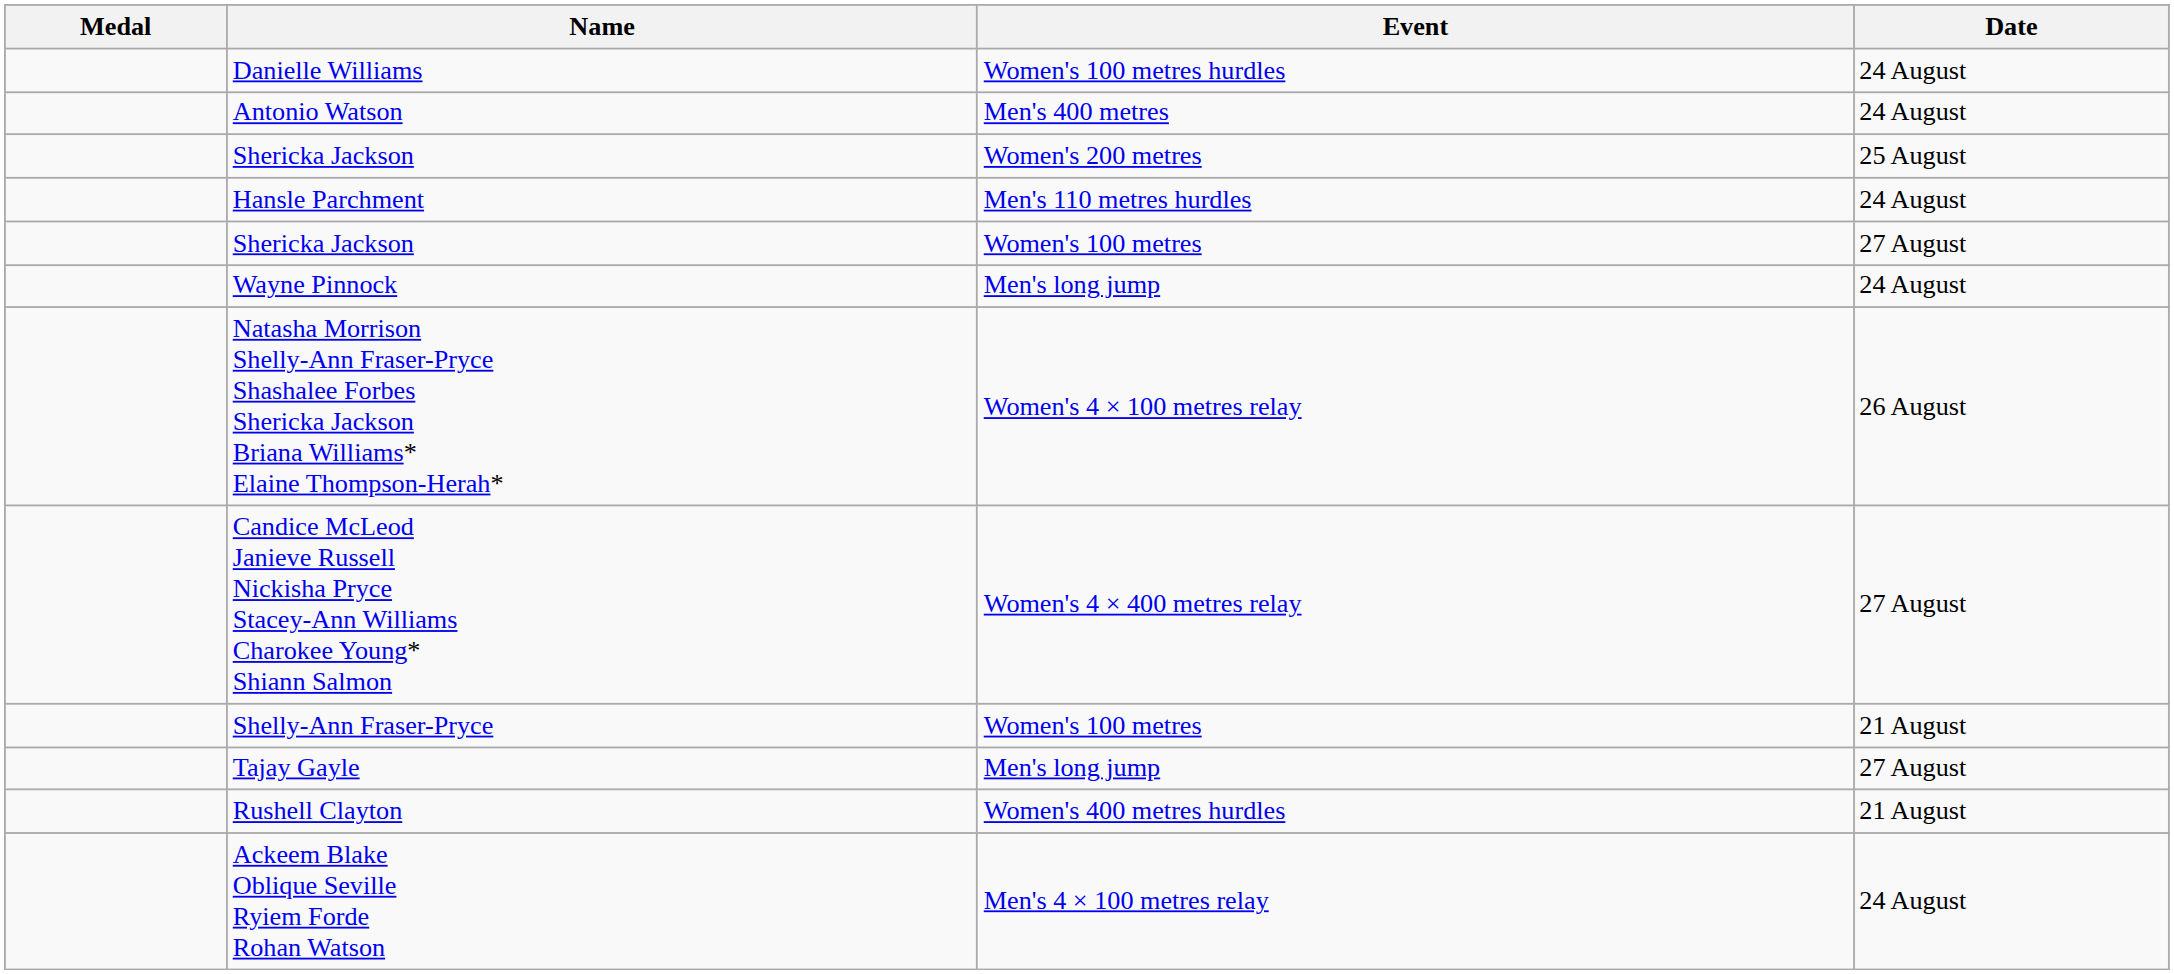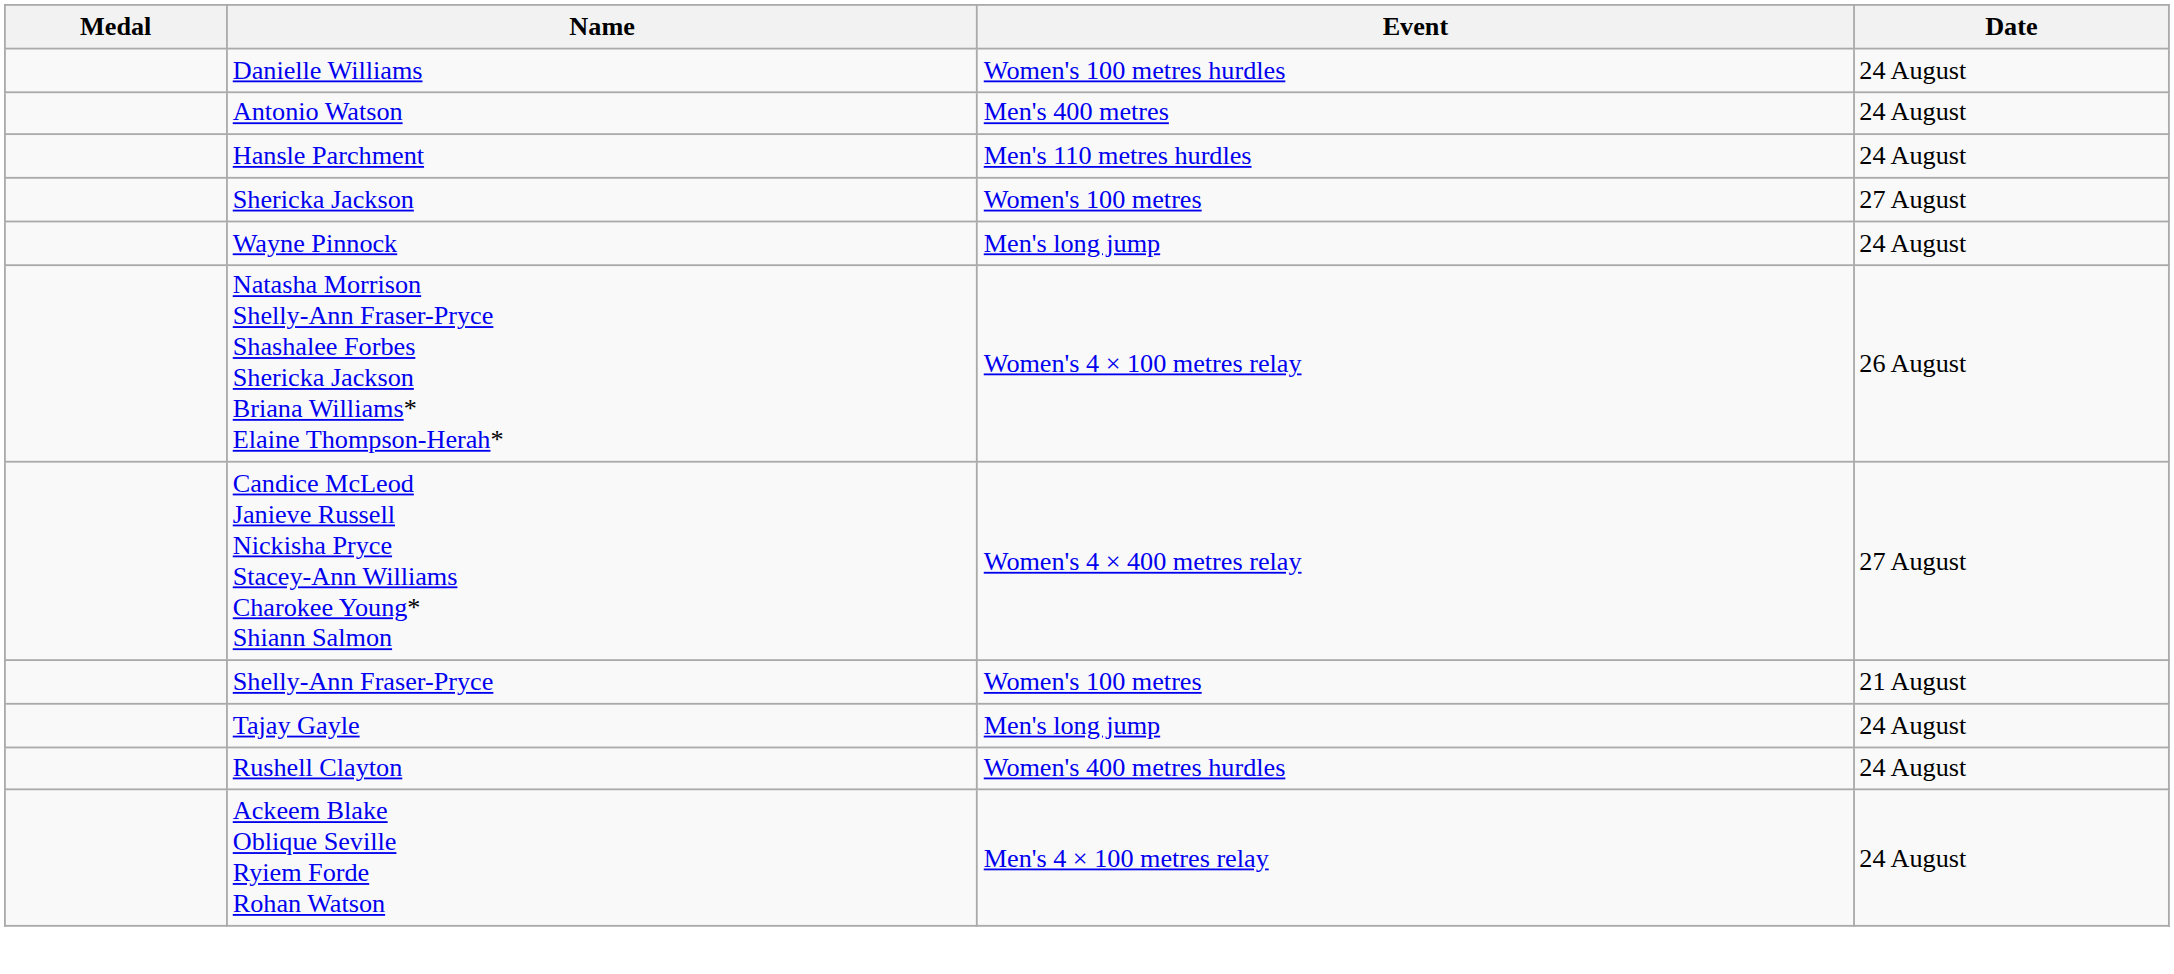- row: (323, 156)
(1913, 768) 27 August -> (1913, 724) 24 August
(1913, 811) 21 August -> (1913, 768) 24 August
